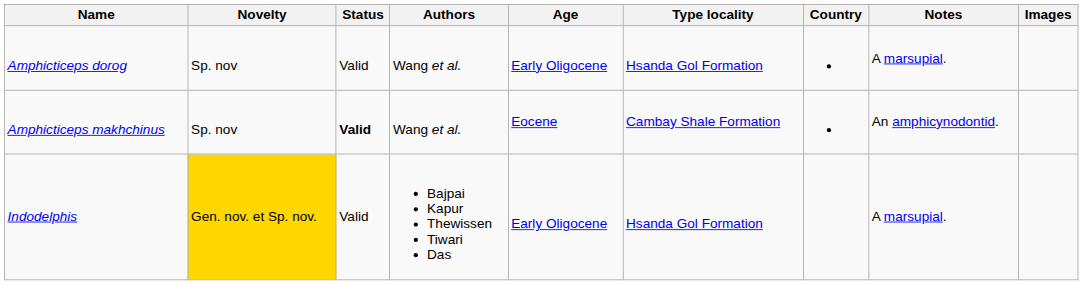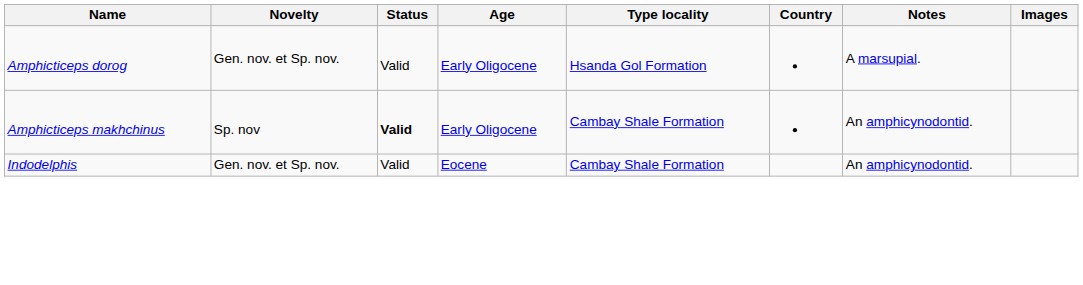- column: (449, 15)
(214, 65) Sp. nov -> (277, 58) Gen. nov. et Sp. nov.
(534, 122) Eocene -> (489, 129) Early Oligocene
(254, 216) gold background -> (277, 164) no background
(559, 224) Early Oligocene -> (464, 164) Eocene
(694, 224) Hsanda Gol Formation -> (647, 164) Cambay Shale Formation
(909, 216) A marsupial. -> (909, 164) An amphicynodontid.
